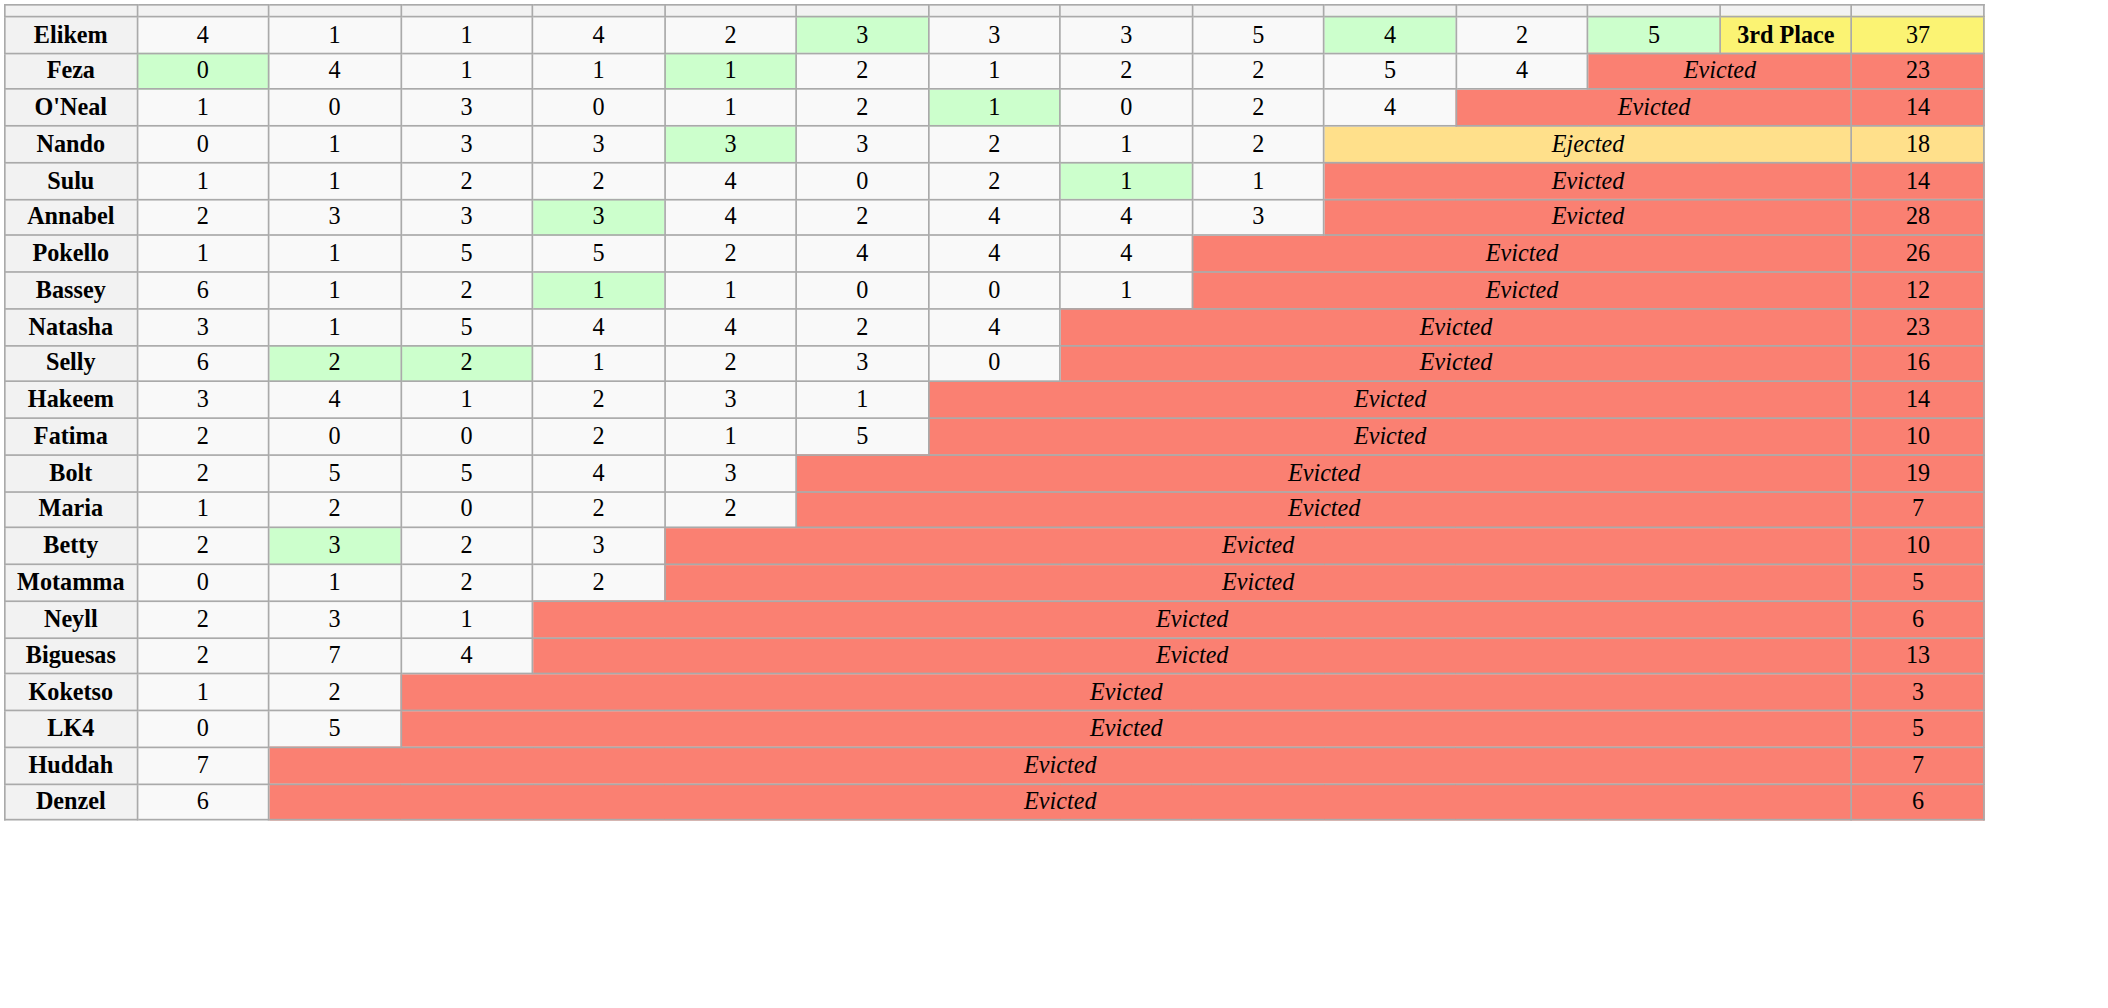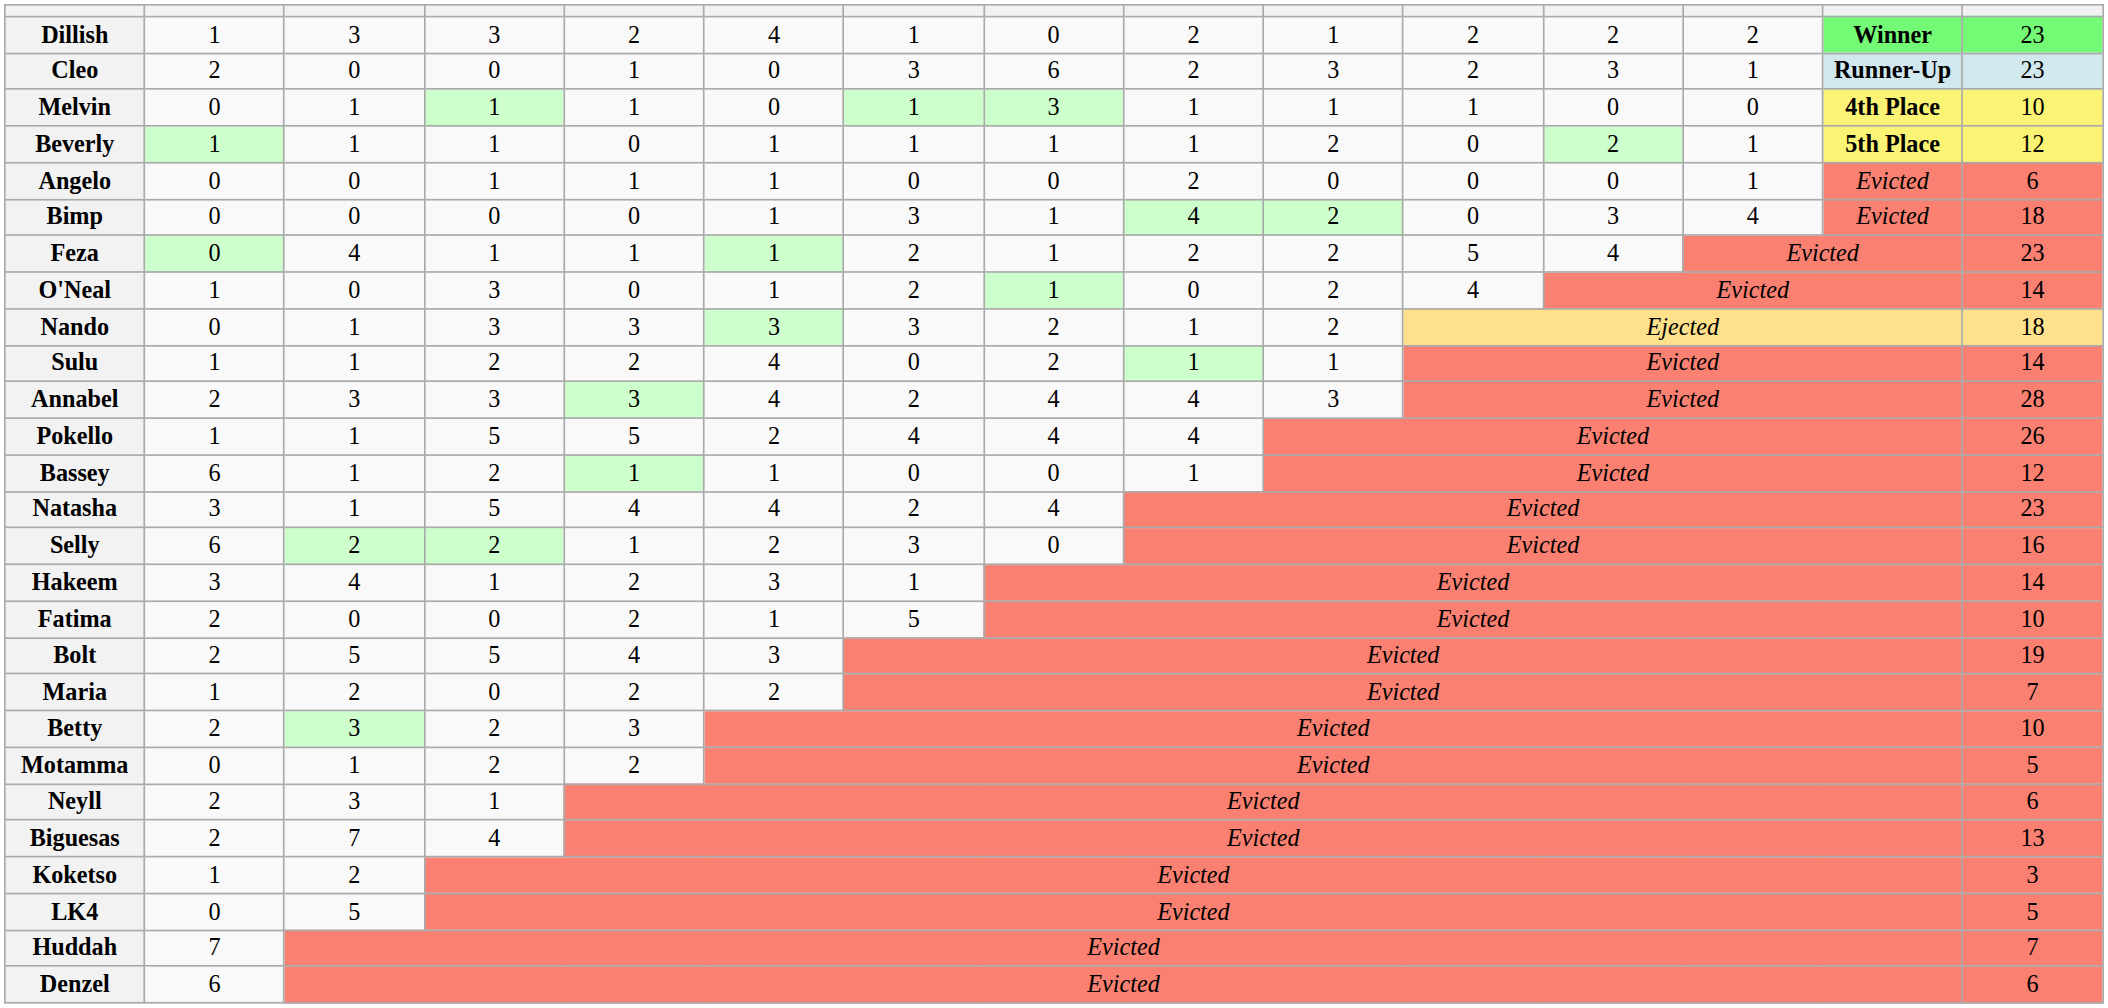+ row: (75, 34)
+ row: (75, 71)
- row: (71, 34)
+ row: (75, 107)
+ row: (75, 144)
+ row: (75, 180)
+ row: (75, 217)
